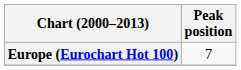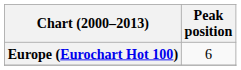(208, 53) 7 -> (208, 53) 6
